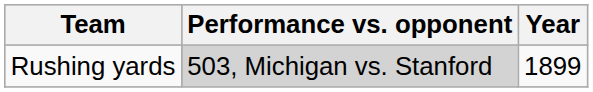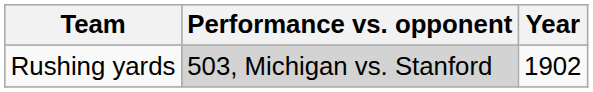(553, 65) 1899 -> (553, 65) 1902
